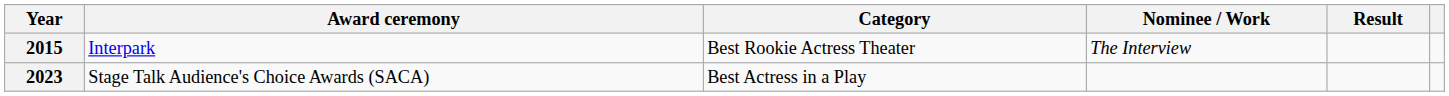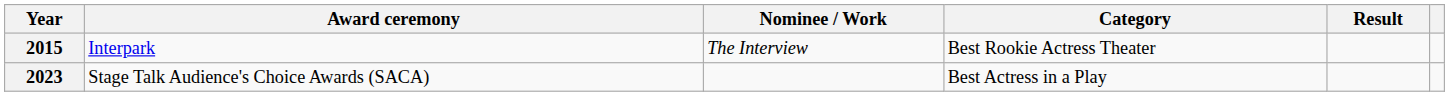columns swapped: (895, 18) <-> (1206, 18)
